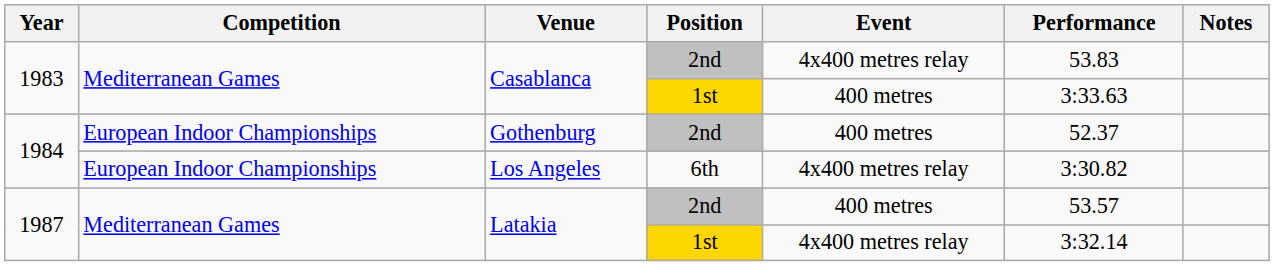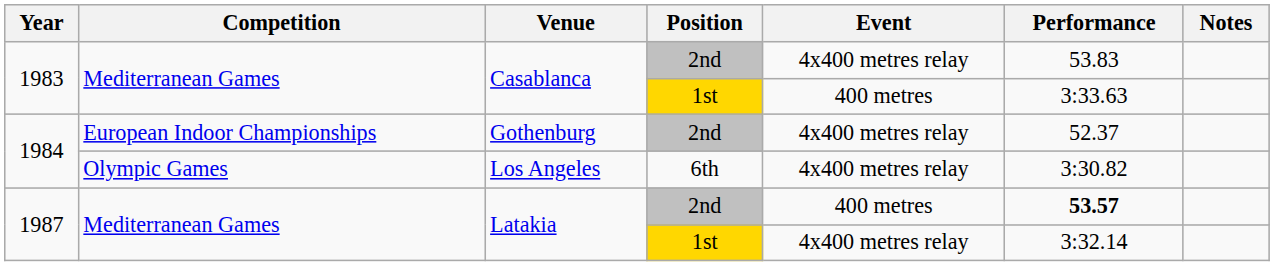(884, 132) 400 metres -> (884, 132) 4x400 metres relay
(230, 169) European Indoor Championships -> (156, 169) Olympic Games
(1094, 206) normal -> (1094, 206) bold
